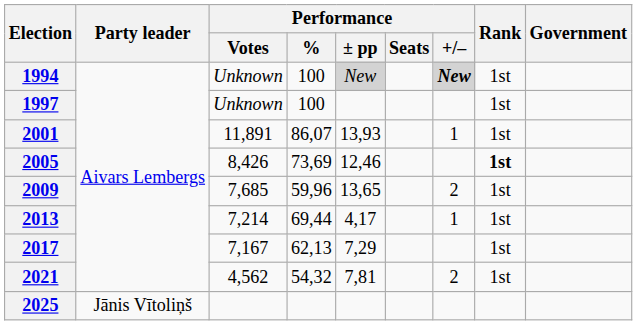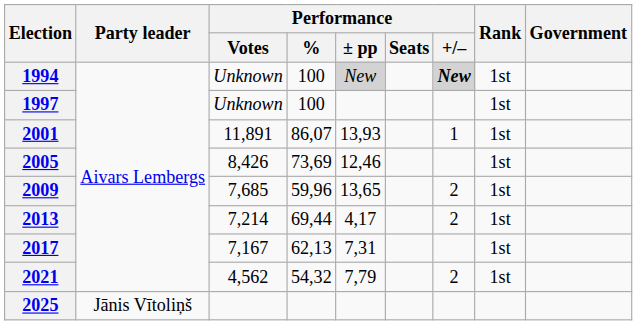(500, 162) bold -> (500, 162) normal
(454, 219) 1 -> (454, 219) 2
(360, 248) 7,29 -> (360, 248) 7,31
(360, 276) 7,81 -> (360, 276) 7,79
